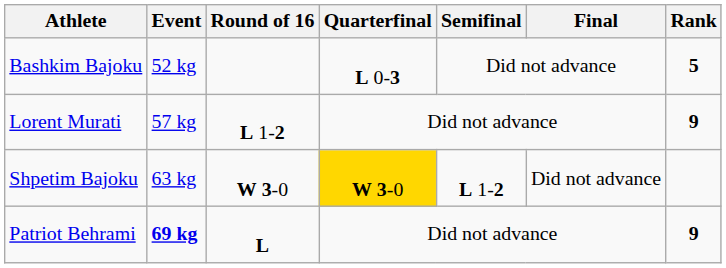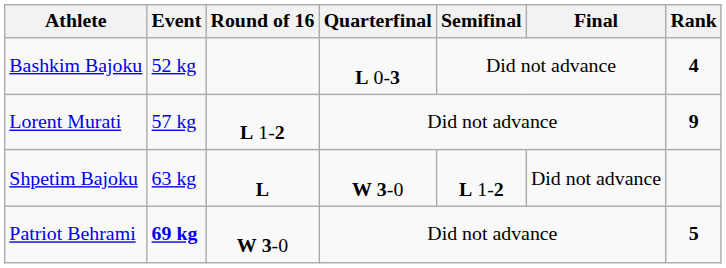(694, 65) 5 -> (694, 65) 4
(262, 189) W 3-0 -> (262, 189) L
(378, 189) gold background -> (378, 189) no background
(262, 246) L -> (262, 246) W 3-0
(694, 234) 9 -> (694, 234) 5
